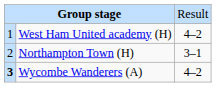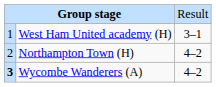(193, 33) 4–2 -> (193, 33) 3–1
(193, 52) 3–1 -> (193, 52) 4–2
